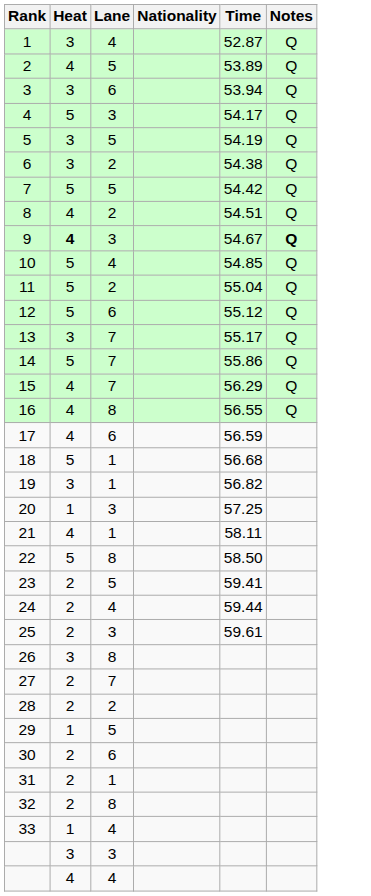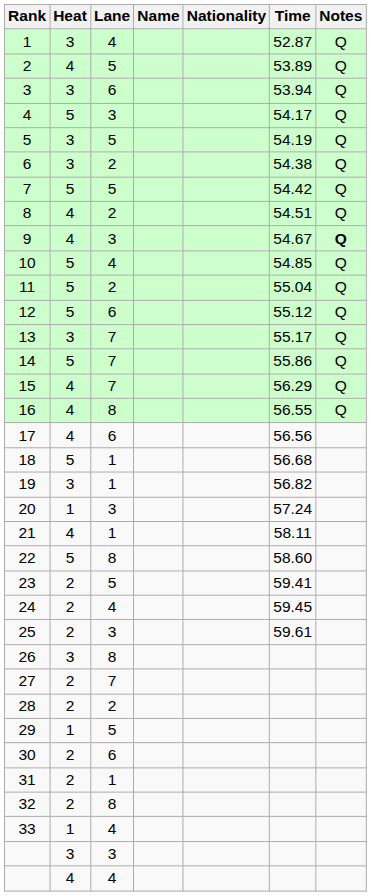+ column: (158, 16)
(70, 238) bold -> (70, 238) normal
(243, 435) 56.59 -> (293, 435) 56.56
(243, 509) 57.25 -> (293, 509) 57.24
(243, 558) 58.50 -> (293, 558) 58.60
(243, 607) 59.44 -> (293, 607) 59.45
